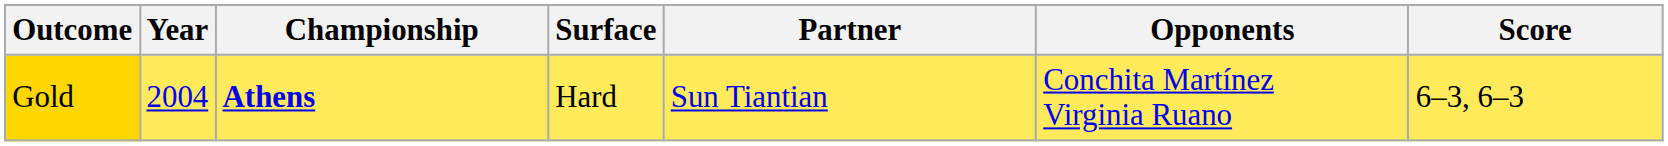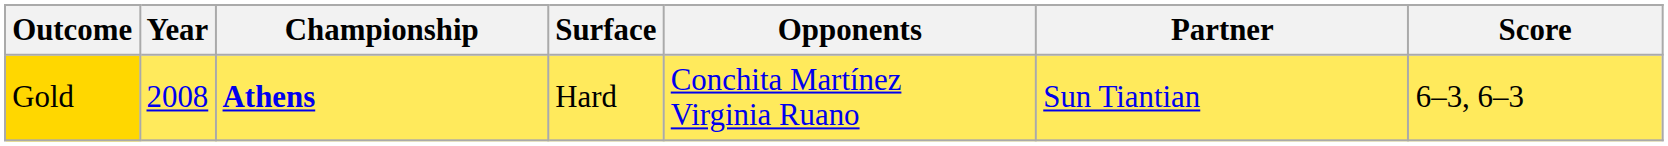columns swapped: (850, 29) <-> (1222, 29)
(177, 97) 2004 -> (177, 97) 2008
